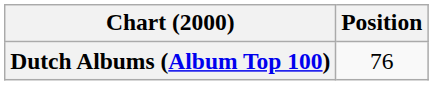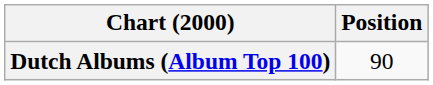(382, 60) 76 -> (382, 60) 90
